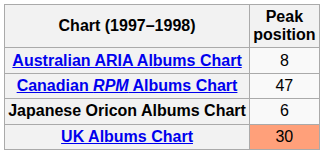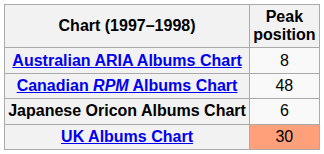(284, 85) 47 -> (284, 85) 48
